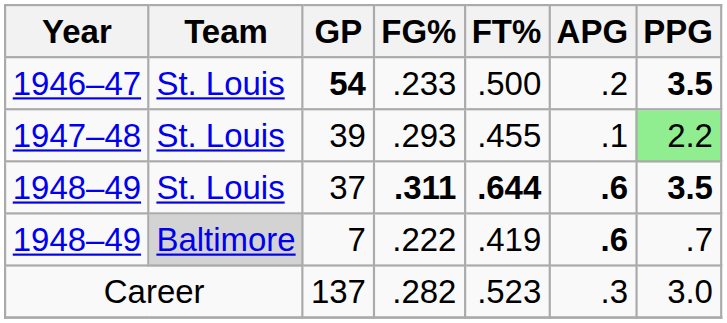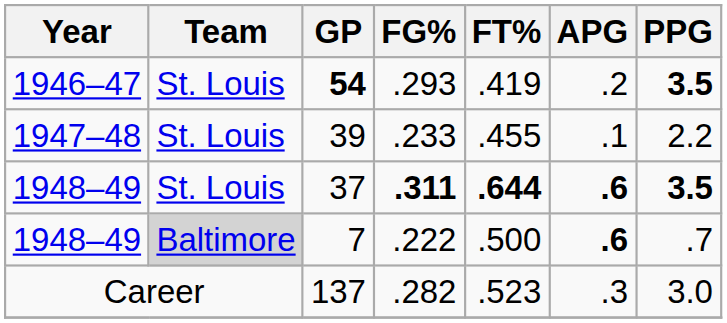(424, 84) .233 -> (424, 84) .293
(509, 84) .500 -> (509, 84) .419
(424, 136) .293 -> (424, 136) .233
(690, 136) lightgreen background -> (690, 136) no background
(509, 240) .419 -> (509, 240) .500
